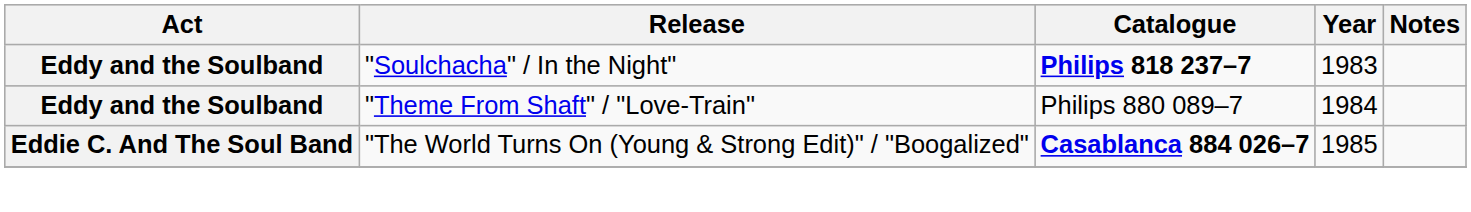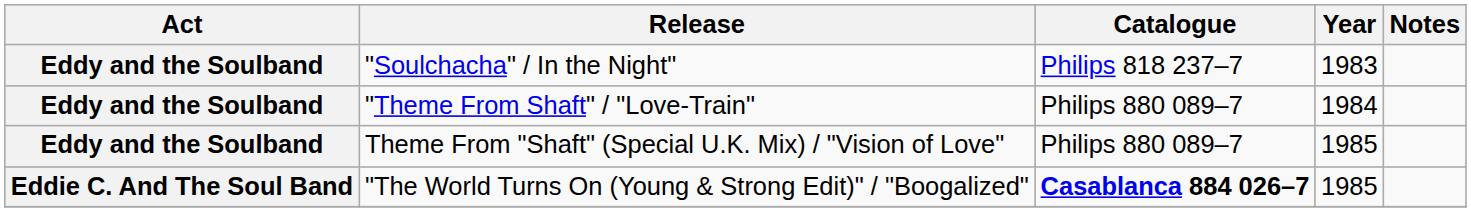(1146, 65) bold -> (1142, 65) normal
+ row: (685, 145)
